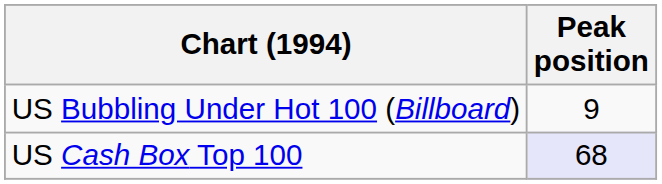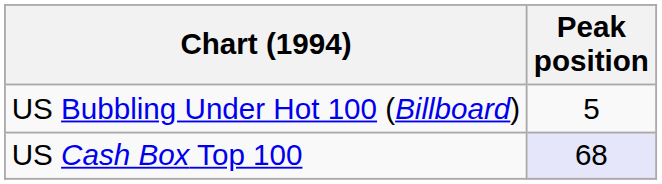(591, 108) 9 -> (591, 108) 5
